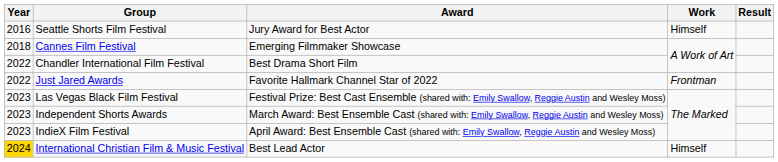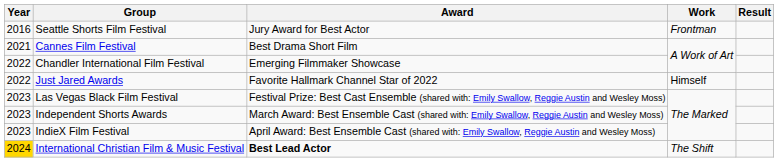(688, 30) Himself -> (693, 30) Frontman
(19, 47) 2018 -> (19, 47) 2021
(325, 47) Emerging Filmmaker Showcase -> (303, 47) Best Drama Short Film
(303, 64) Best Drama Short Film -> (325, 64) Emerging Filmmaker Showcase
(693, 81) Frontman -> (688, 81) Himself
(287, 149) normal -> (290, 149) bold
(688, 149) Himself -> (692, 149) The Shift
